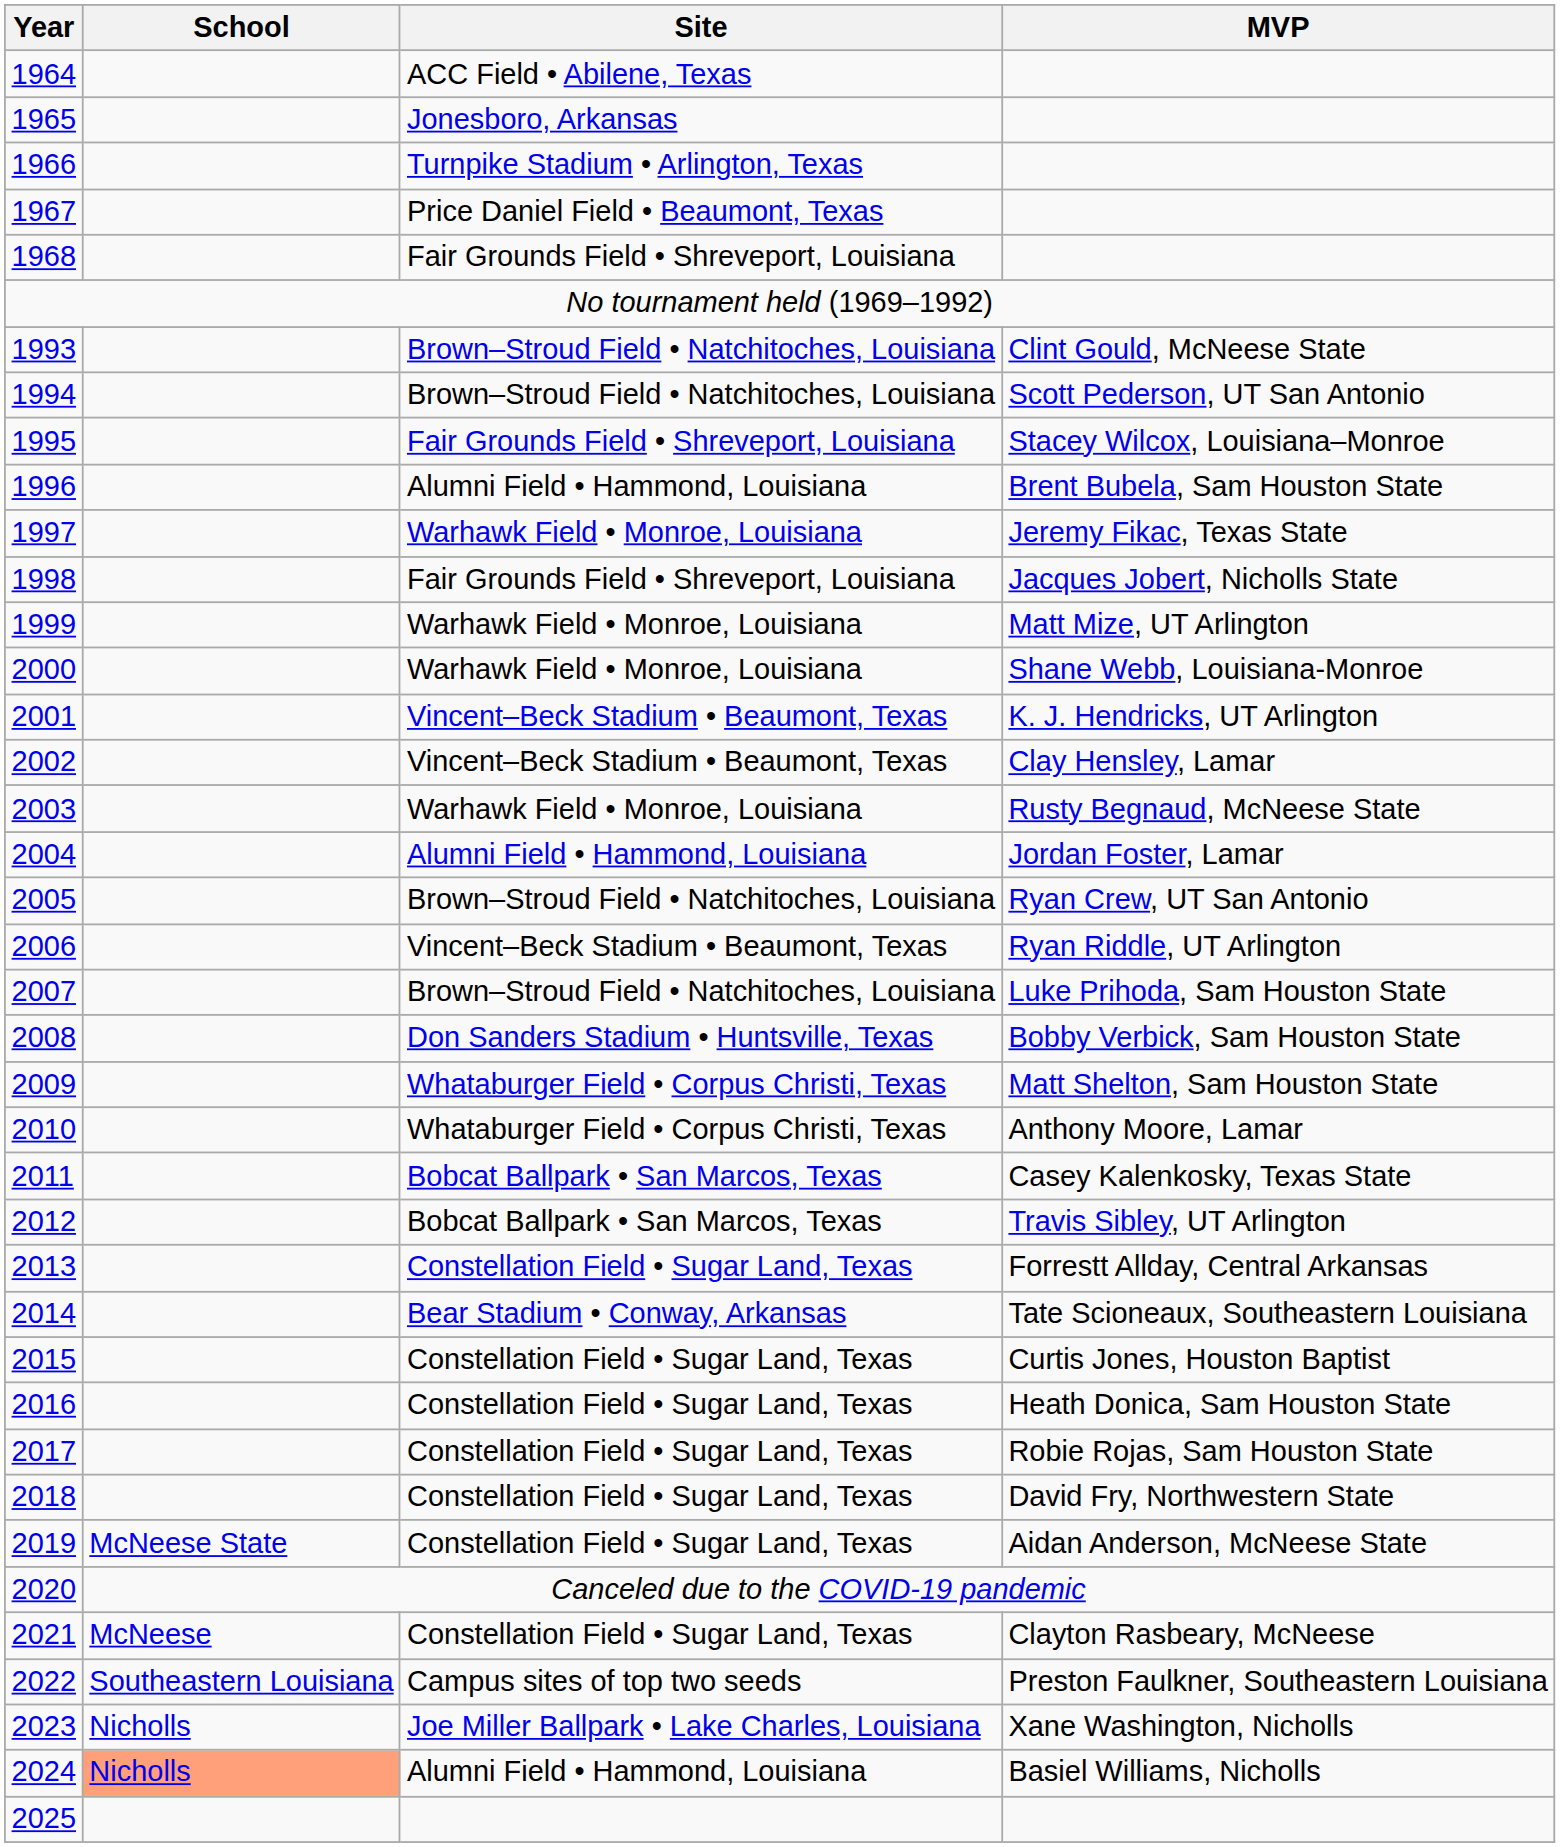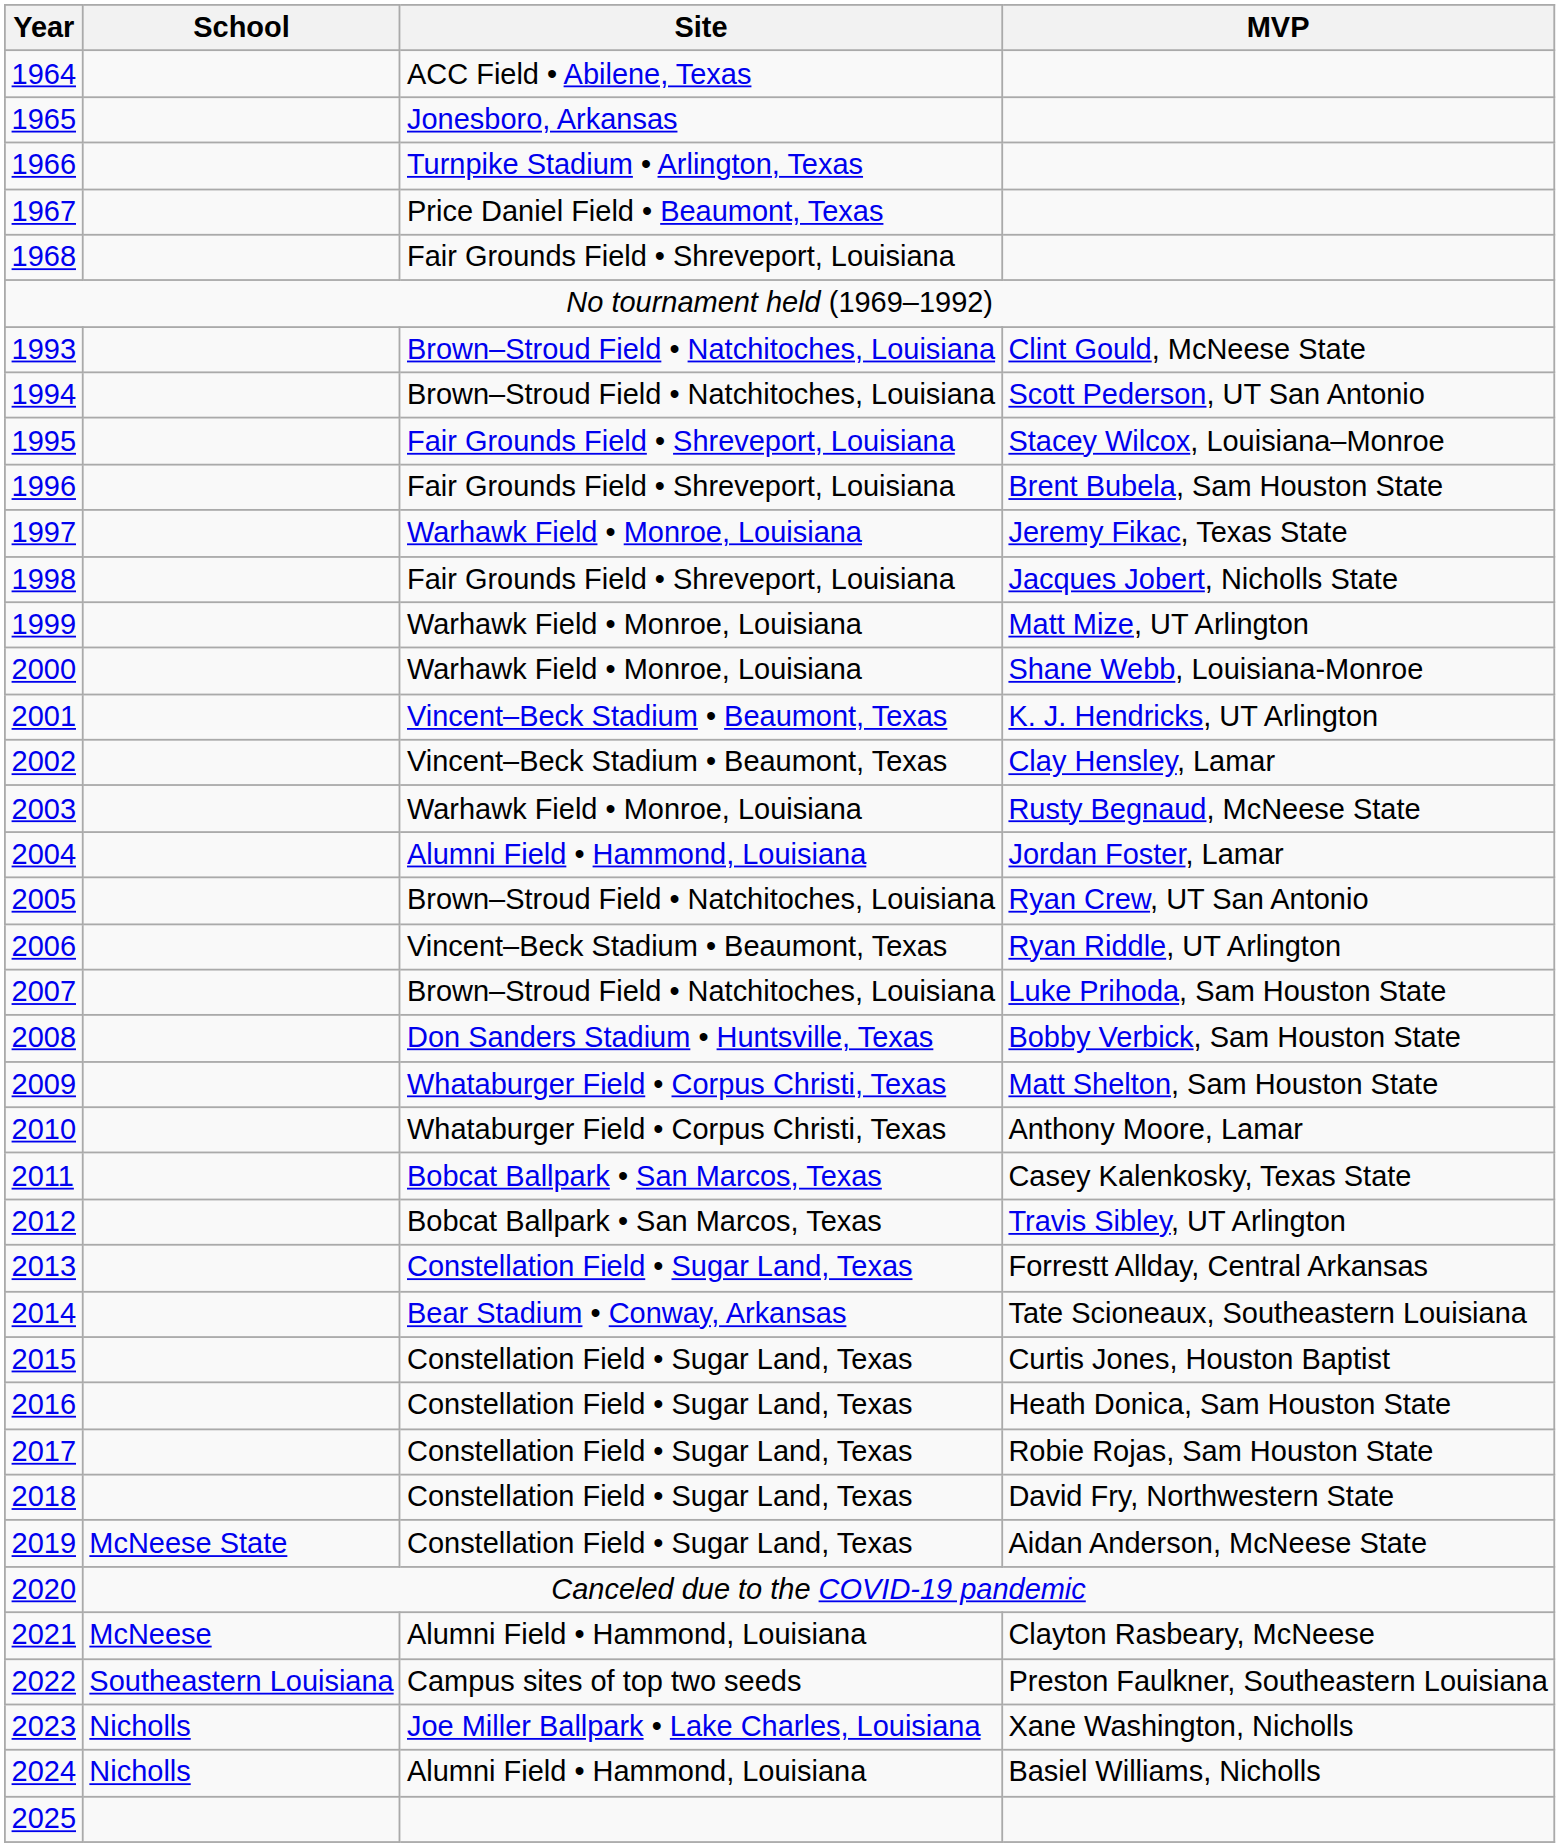(637, 486) Alumni Field • Hammond, Louisiana -> (681, 486) Fair Grounds Field • Shreveport, Louisiana
(660, 1634) Constellation Field • Sugar Land, Texas -> (637, 1634) Alumni Field • Hammond, Louisiana
(140, 1772) lightsalmon background -> (140, 1772) no background
